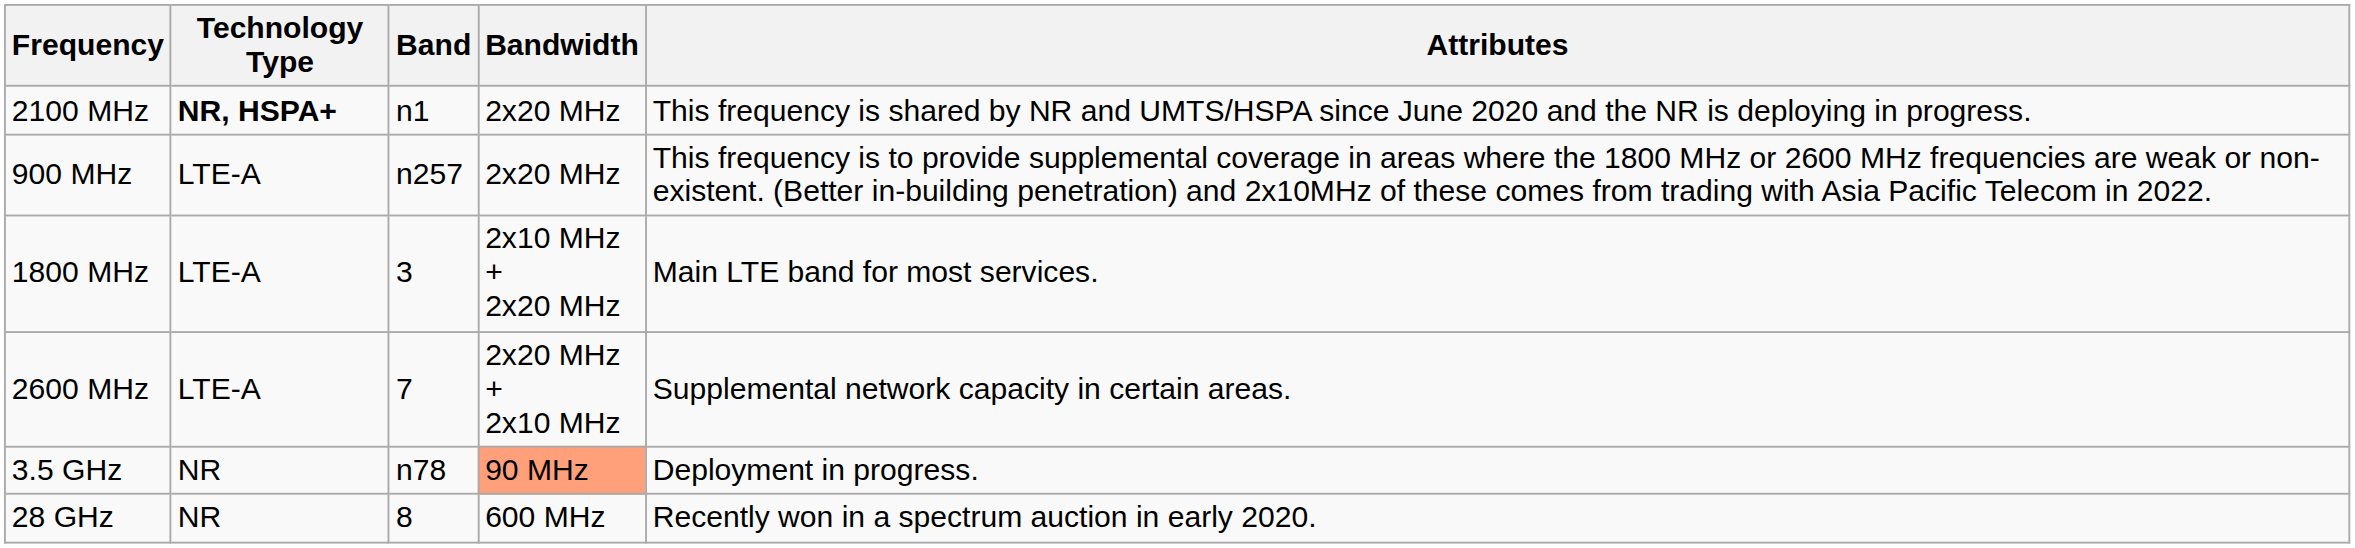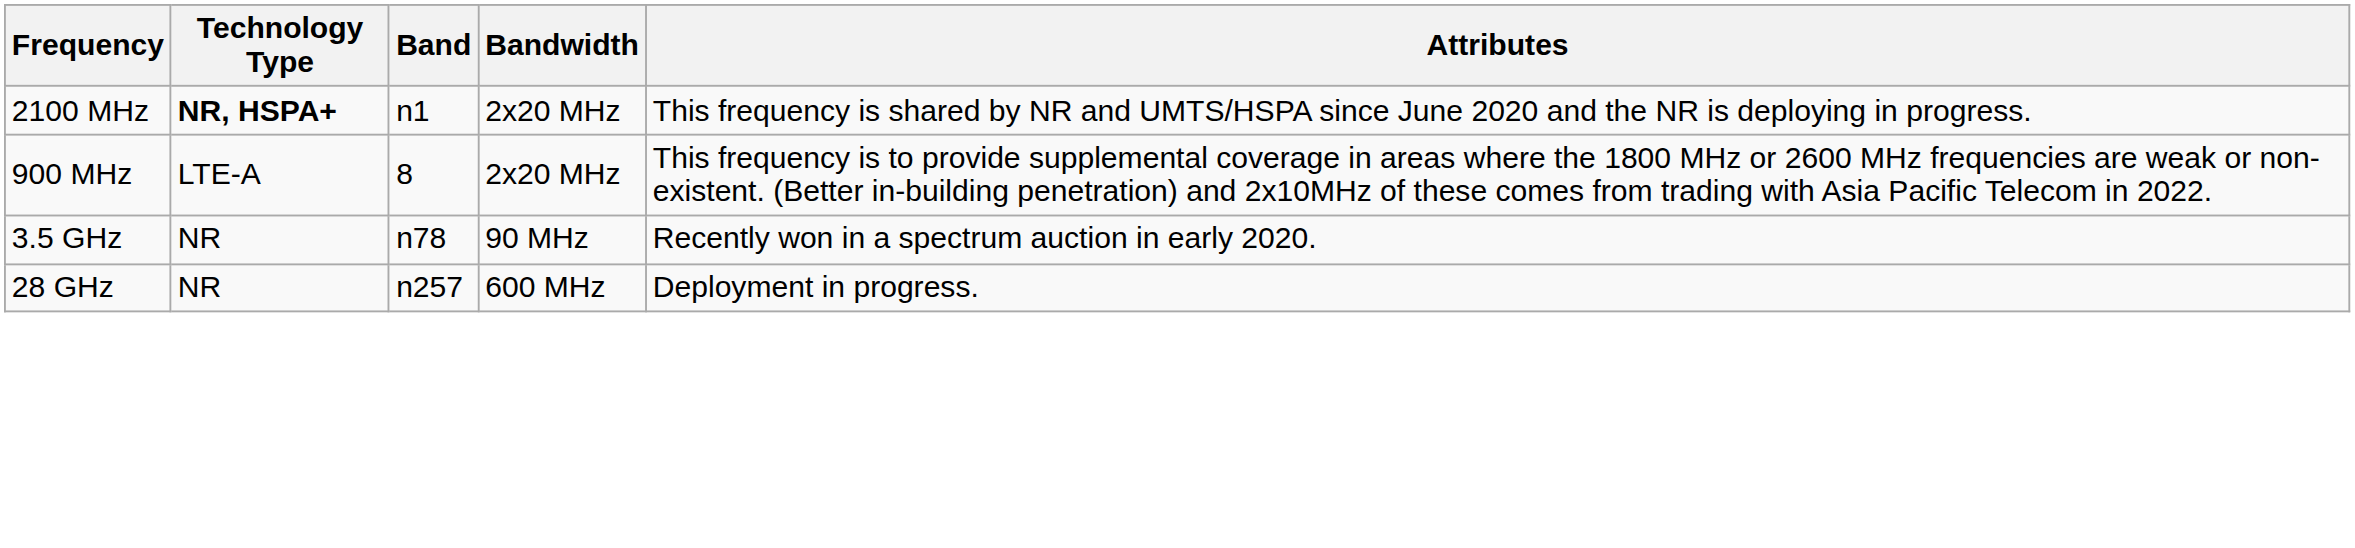(430, 174) n257 -> (404, 174) 8
- row: (80, 272)
- row: (80, 388)
(537, 469) lightsalmon background -> (537, 239) no background
(816, 469) Deployment in progress. -> (985, 239) Recently won in a spectrum auction in early 2020.
(404, 517) 8 -> (430, 286) n257
(985, 517) Recently won in a spectrum auction in early 2020. -> (816, 286) Deployment in progress.
